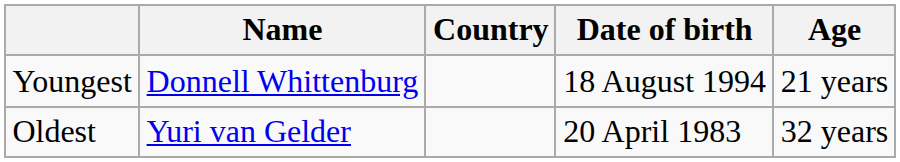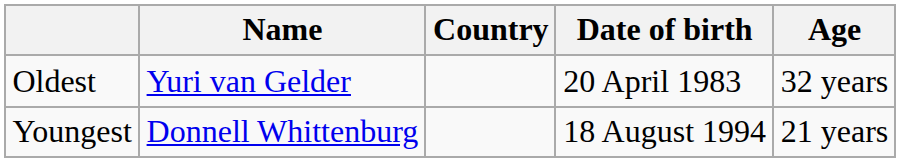rows swapped: (72, 80) <-> (54, 131)
